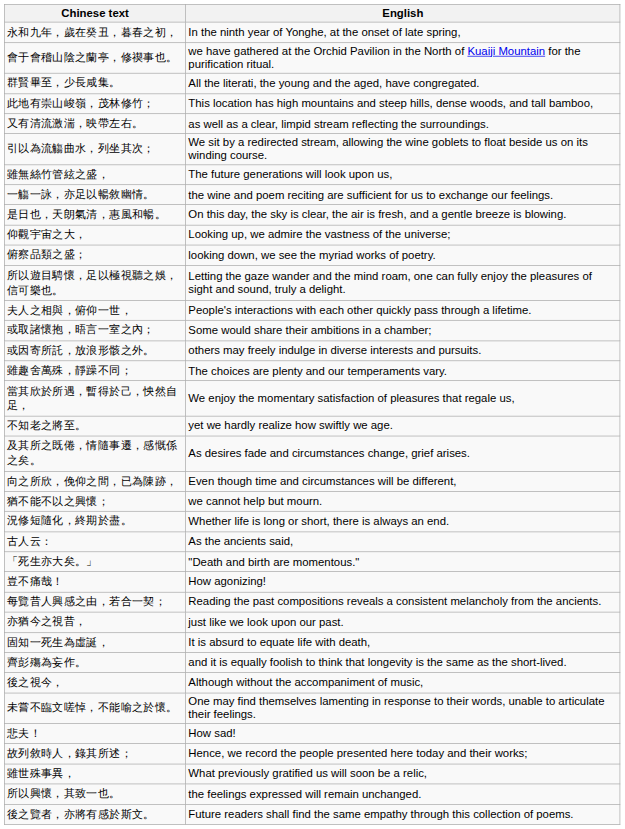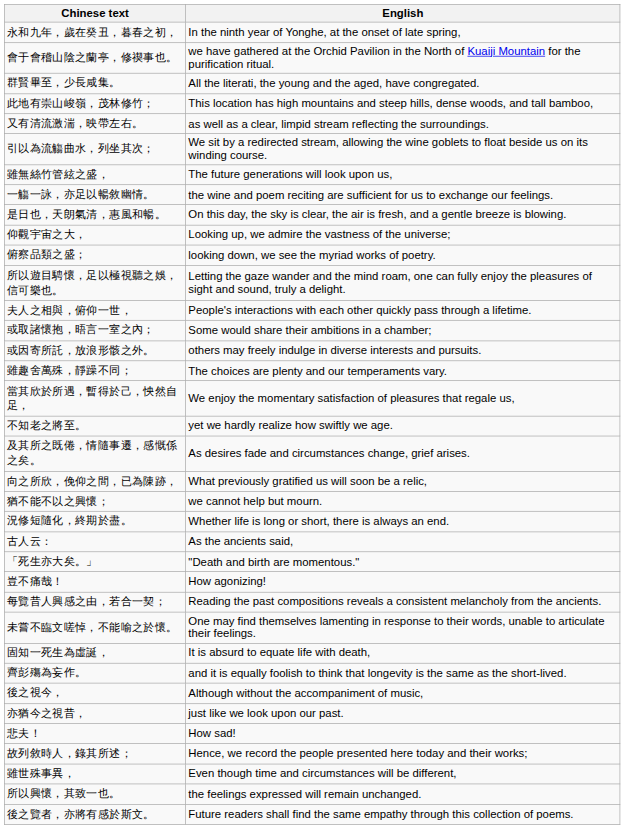(322, 481) Even though time and circumstances will be different, -> (308, 481) What previously gratified us will soon be a relic,
rows swapped: (92, 707) <-> (47, 622)
(308, 774) What previously gratified us will soon be a relic, -> (322, 774) Even though time and circumstances will be different,
